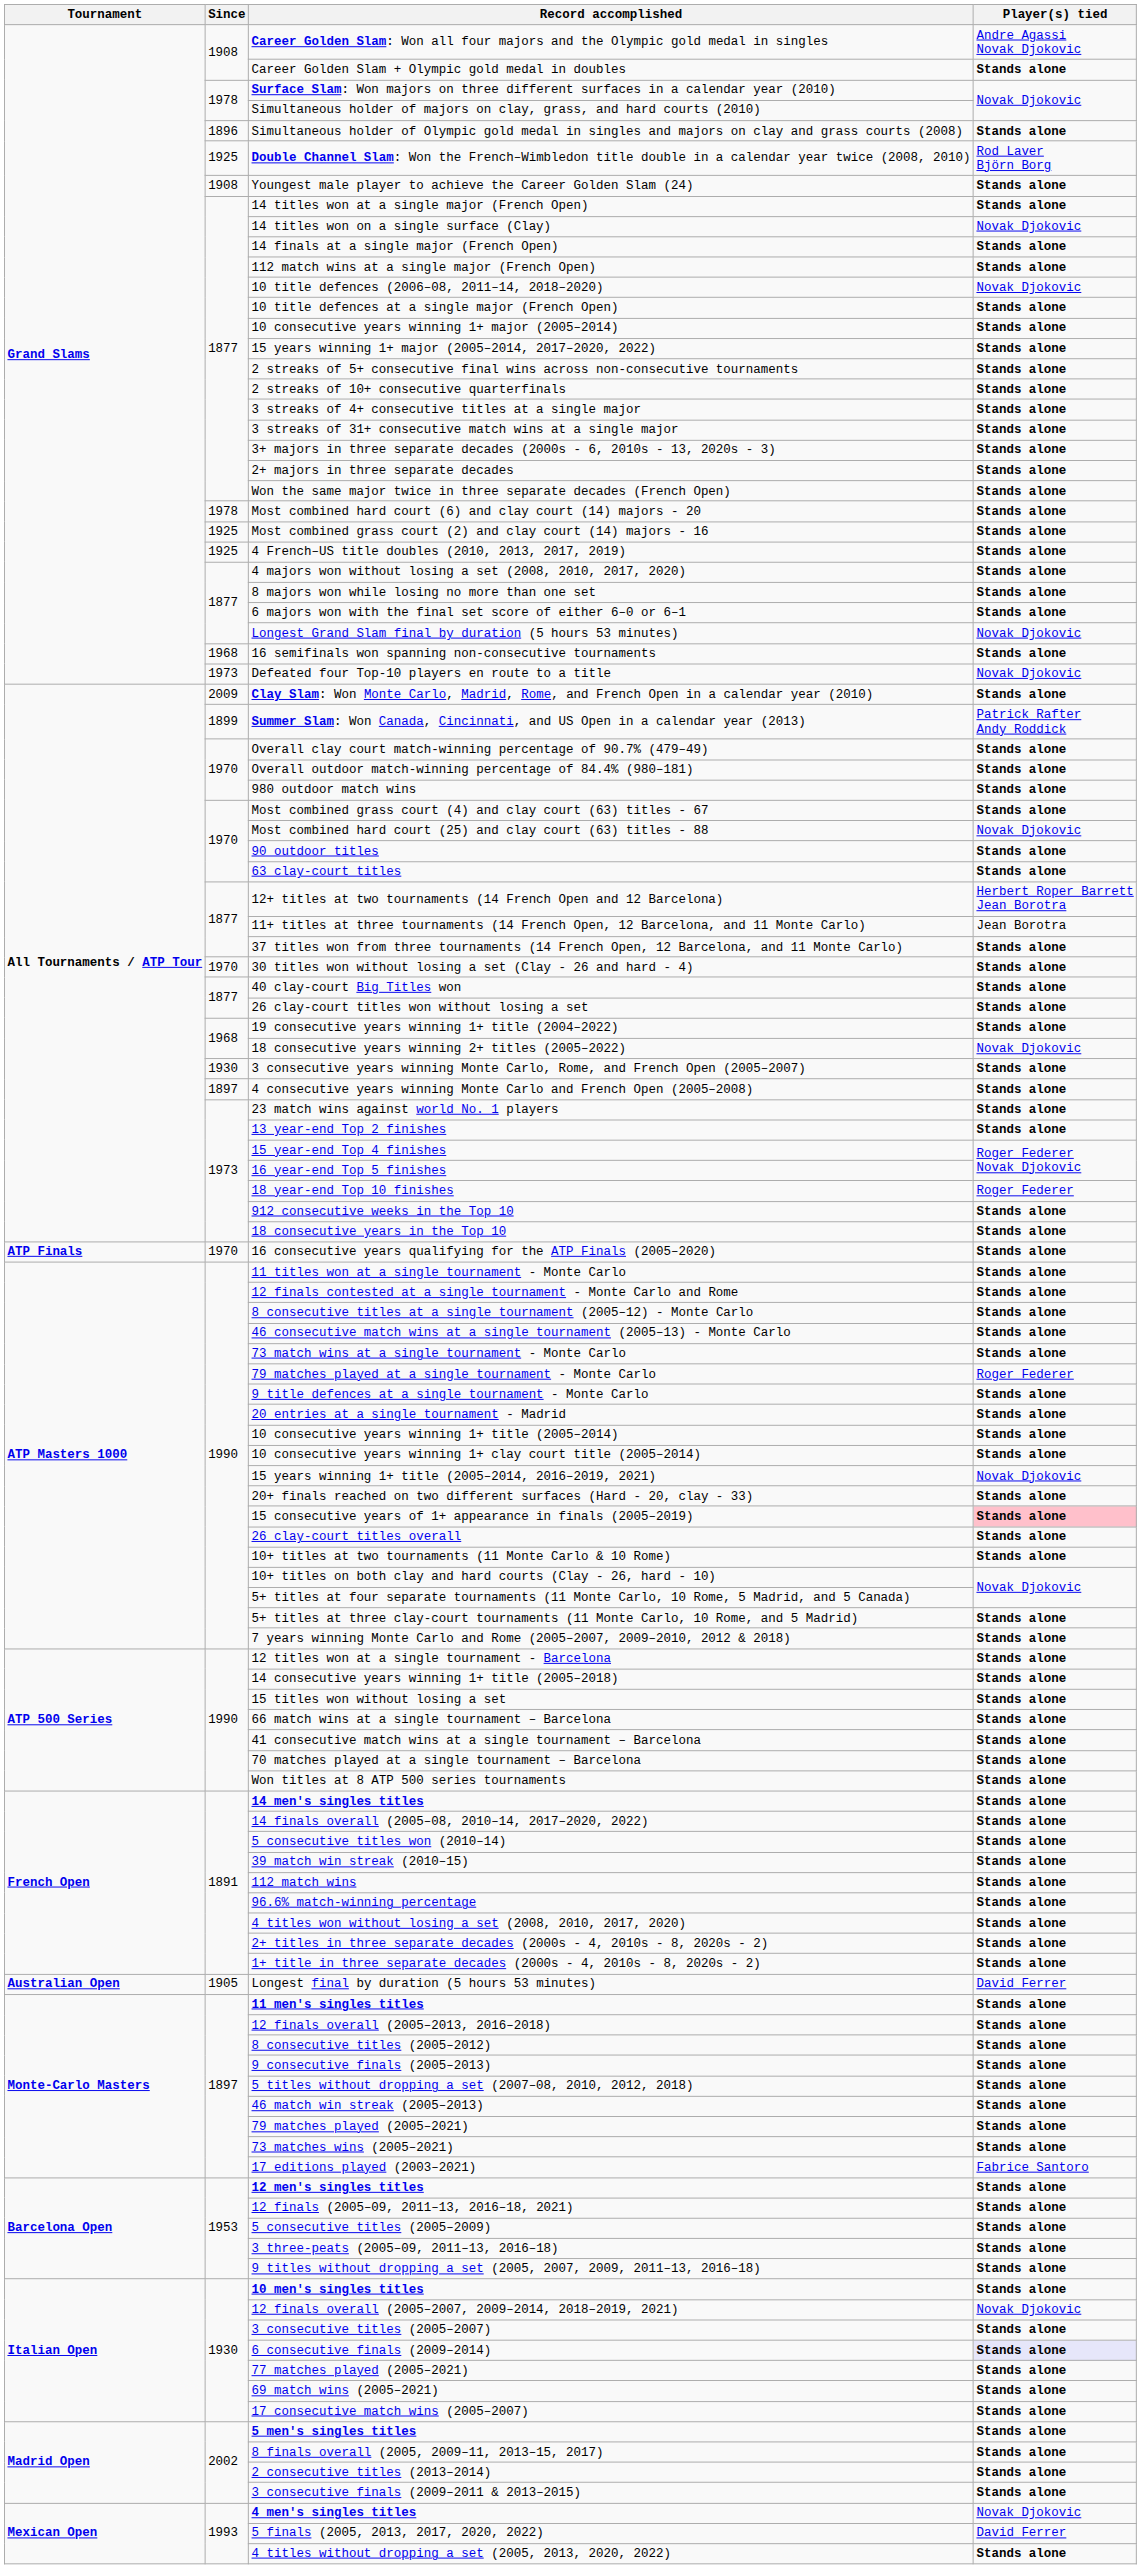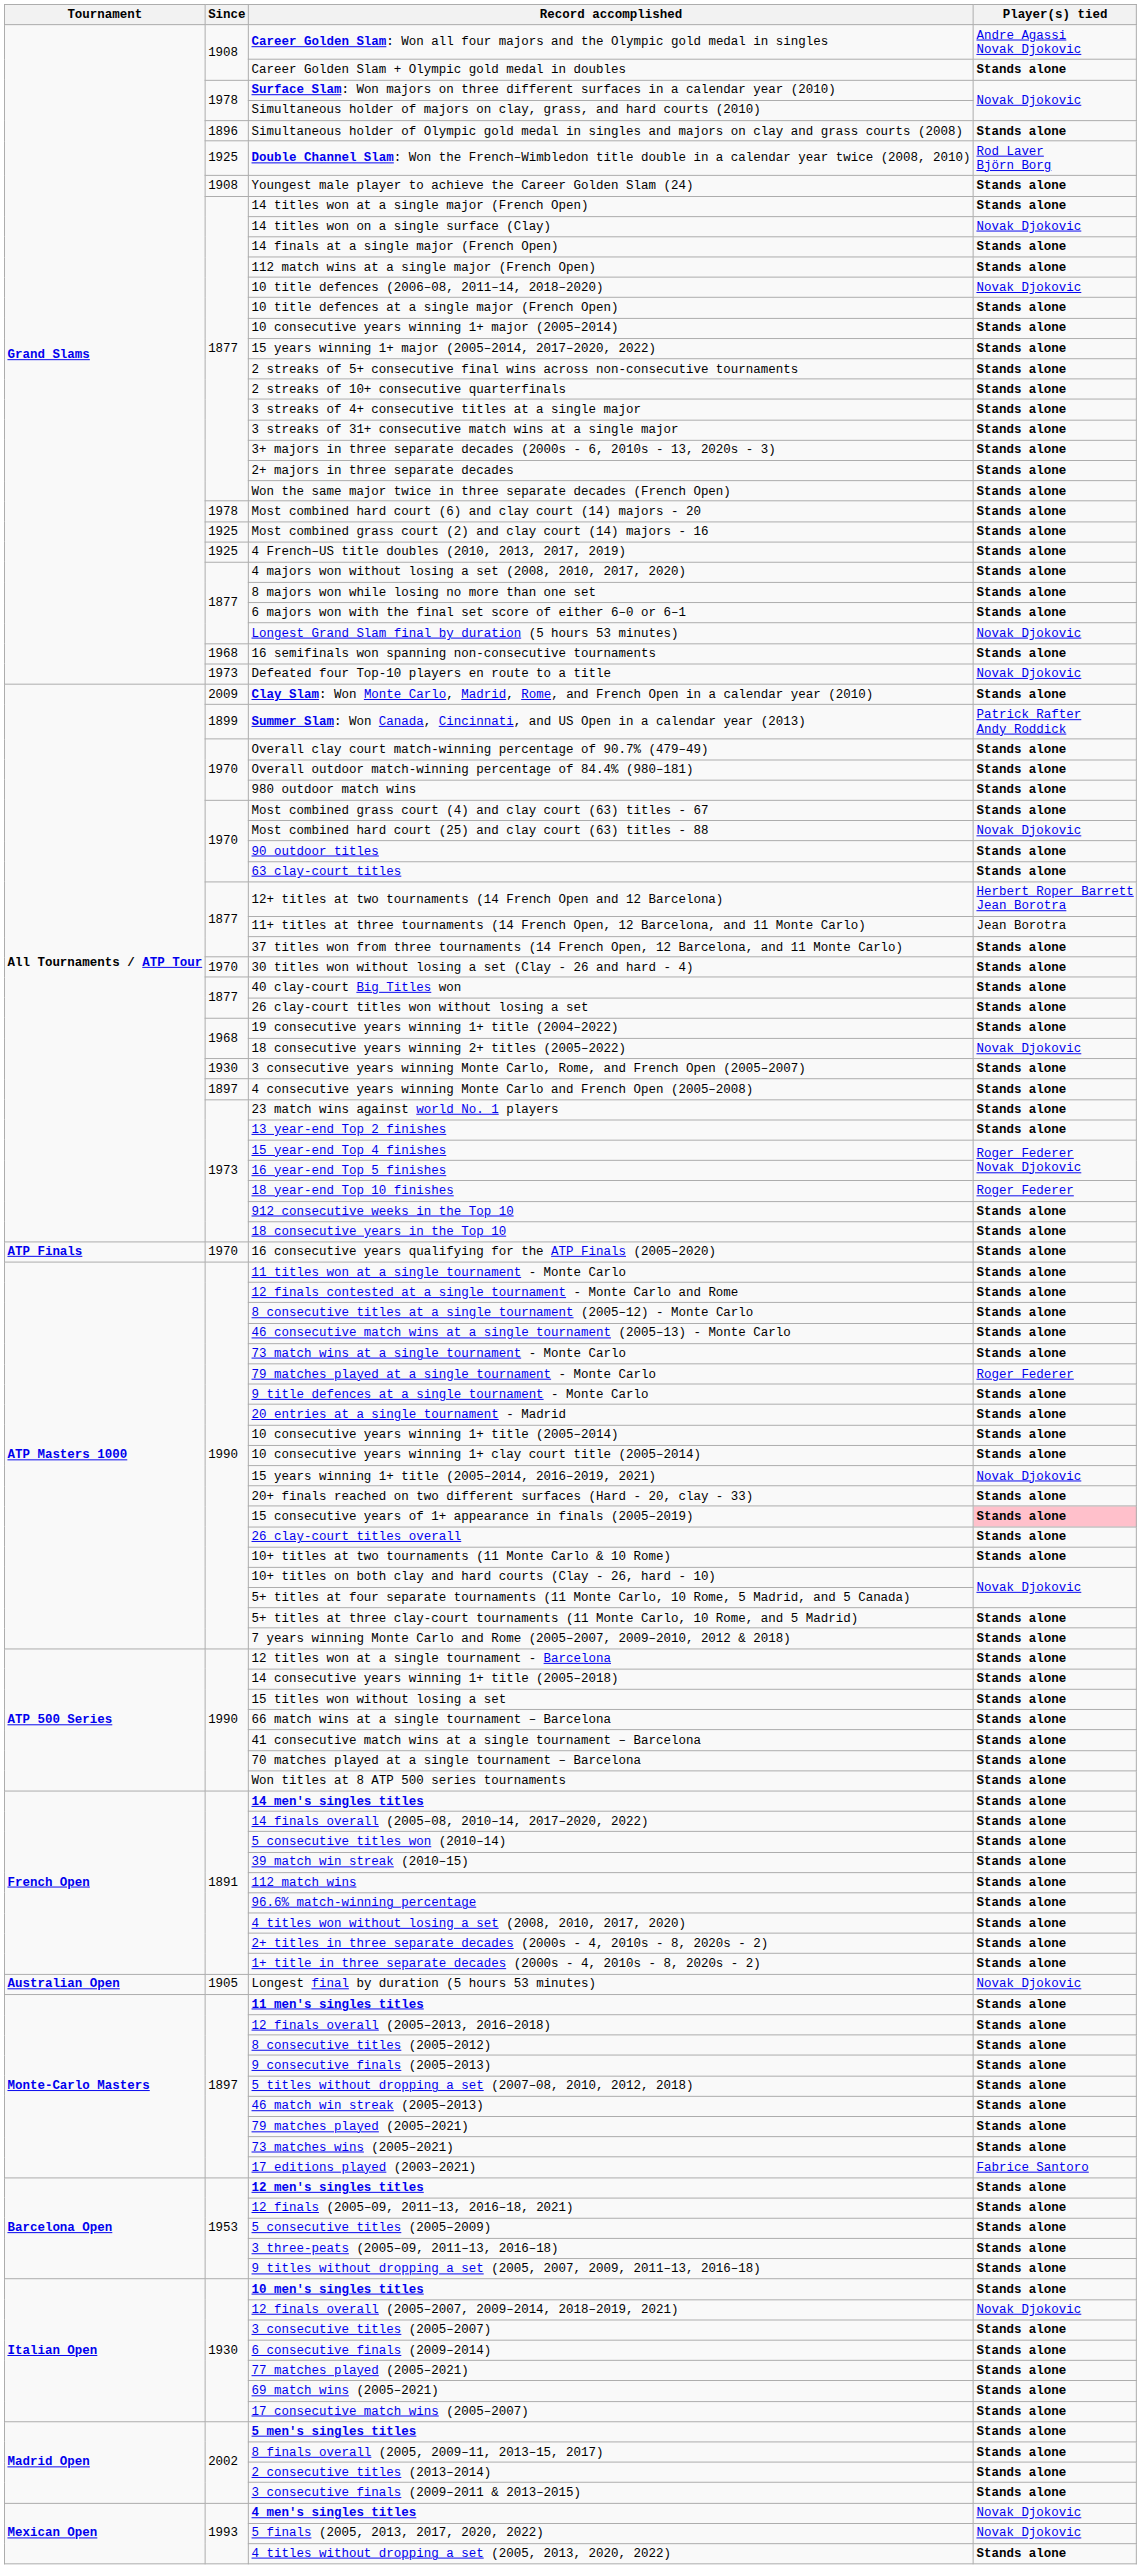(1021, 1984) David Ferrer -> (1029, 1984) Novak Djokovic
(1021, 2350) lavender background -> (1021, 2350) no background
(1021, 2533) David Ferrer -> (1029, 2533) Novak Djokovic
